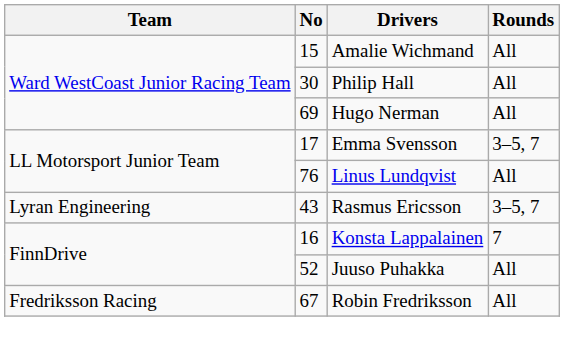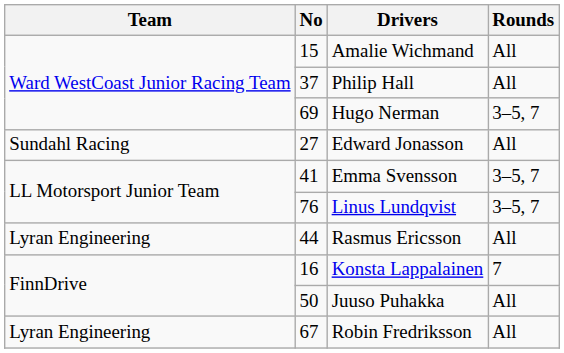(309, 82) 30 -> (309, 82) 37
(504, 113) All -> (516, 113) 3–5, 7
+ row: (398, 144)
(309, 144) 17 -> (309, 175) 41
(504, 175) All -> (516, 206) 3–5, 7
(309, 206) 43 -> (309, 238) 44
(516, 206) 3–5, 7 -> (504, 238) All
(309, 269) 52 -> (309, 300) 50
(83, 300) Fredriksson Racing -> (80, 331) Lyran Engineering
